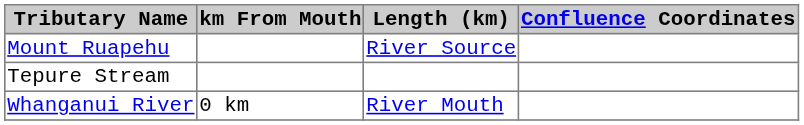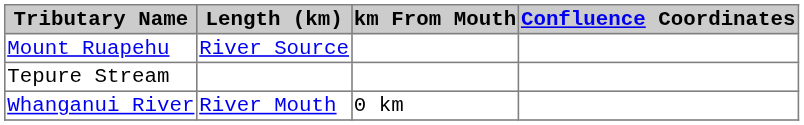columns swapped: (441, 19) <-> (280, 19)
